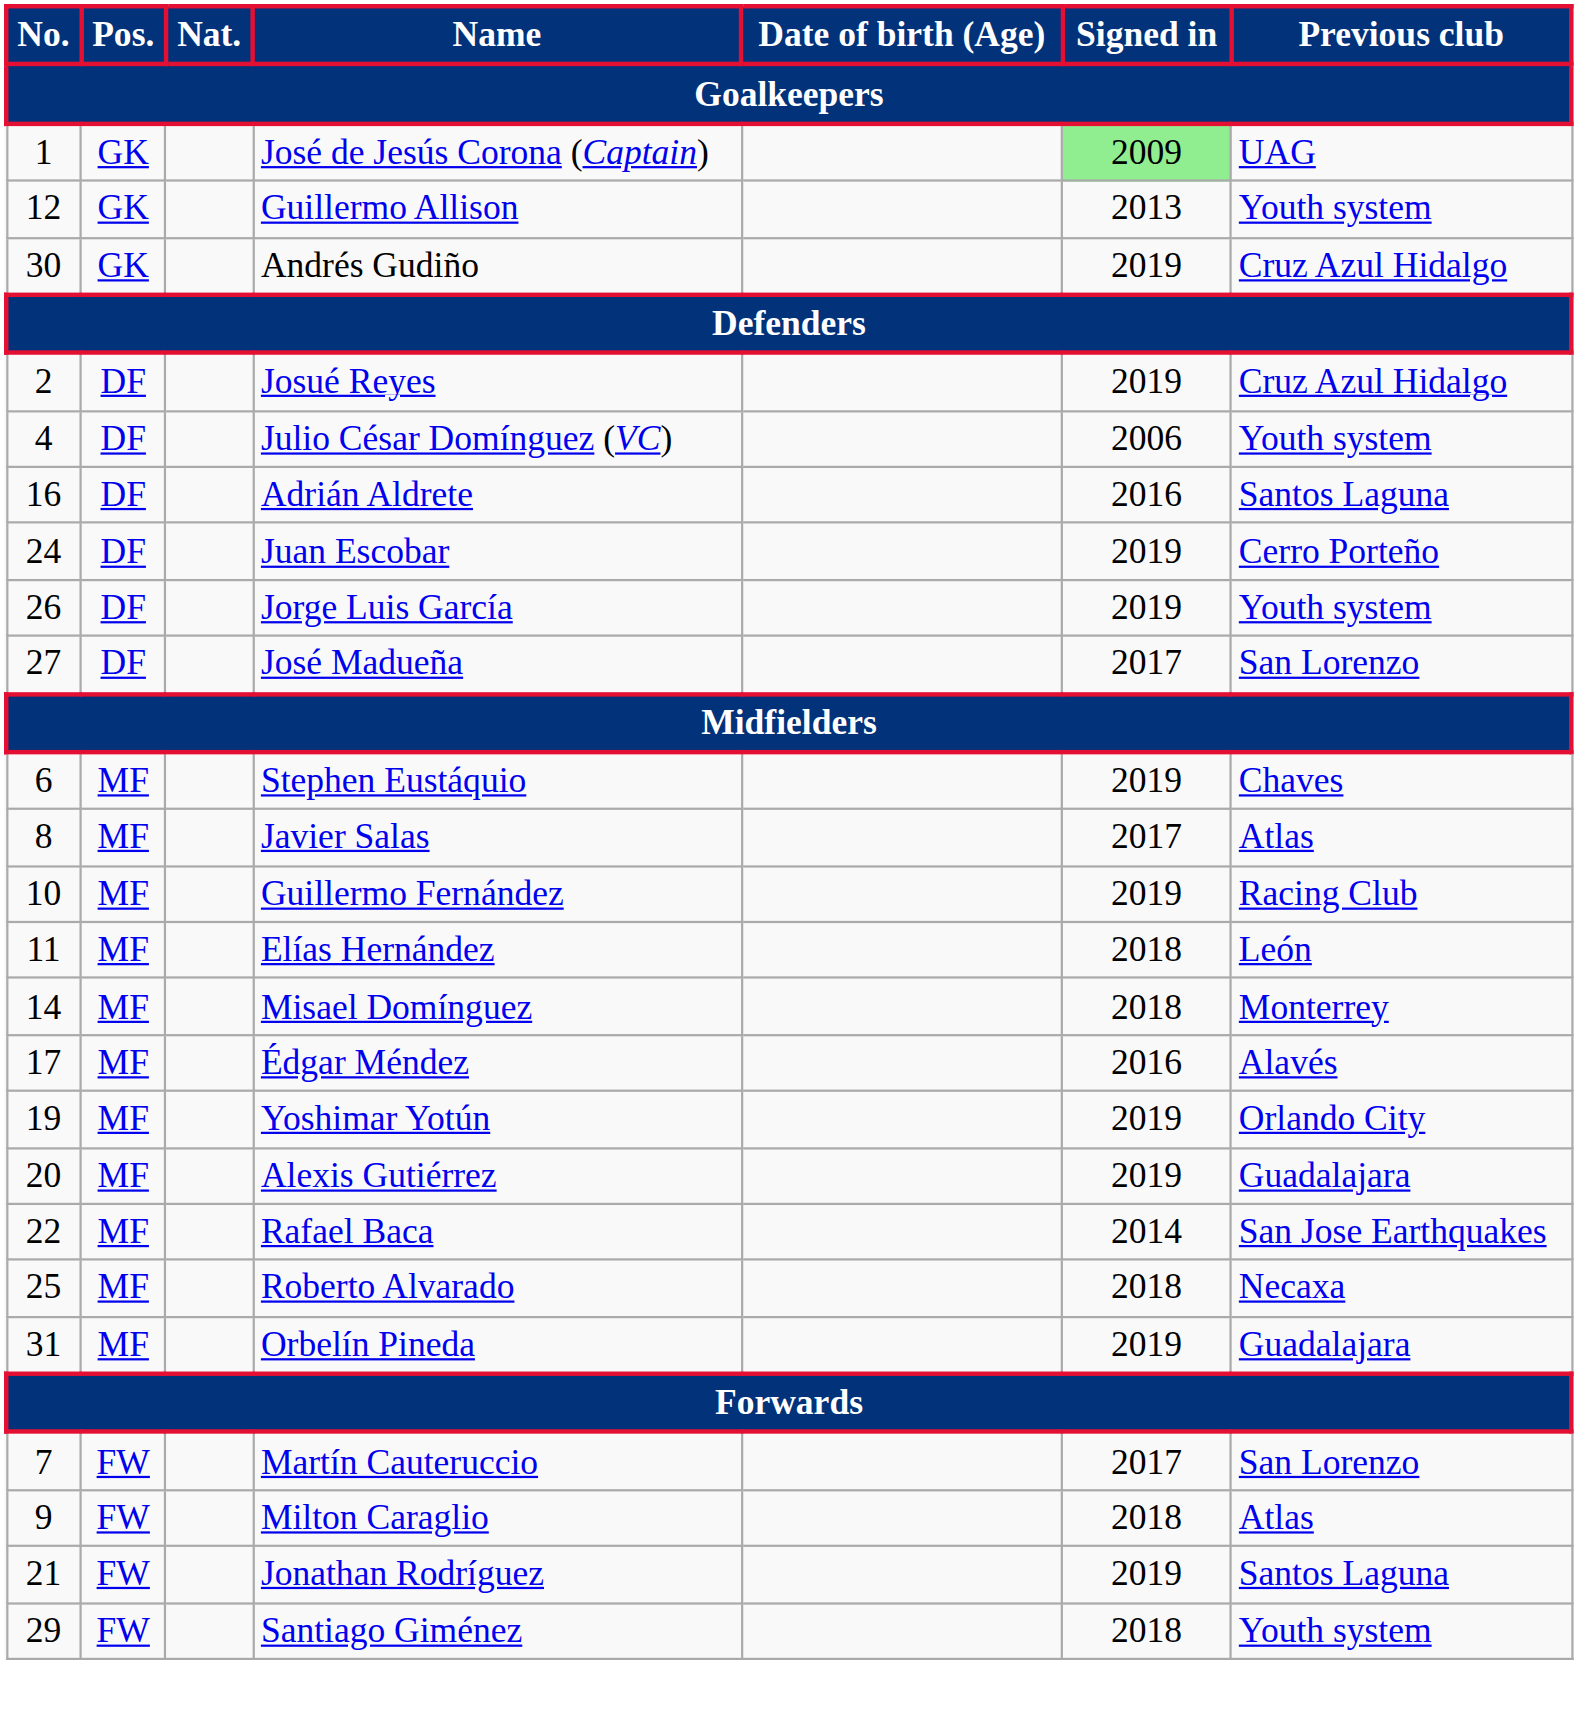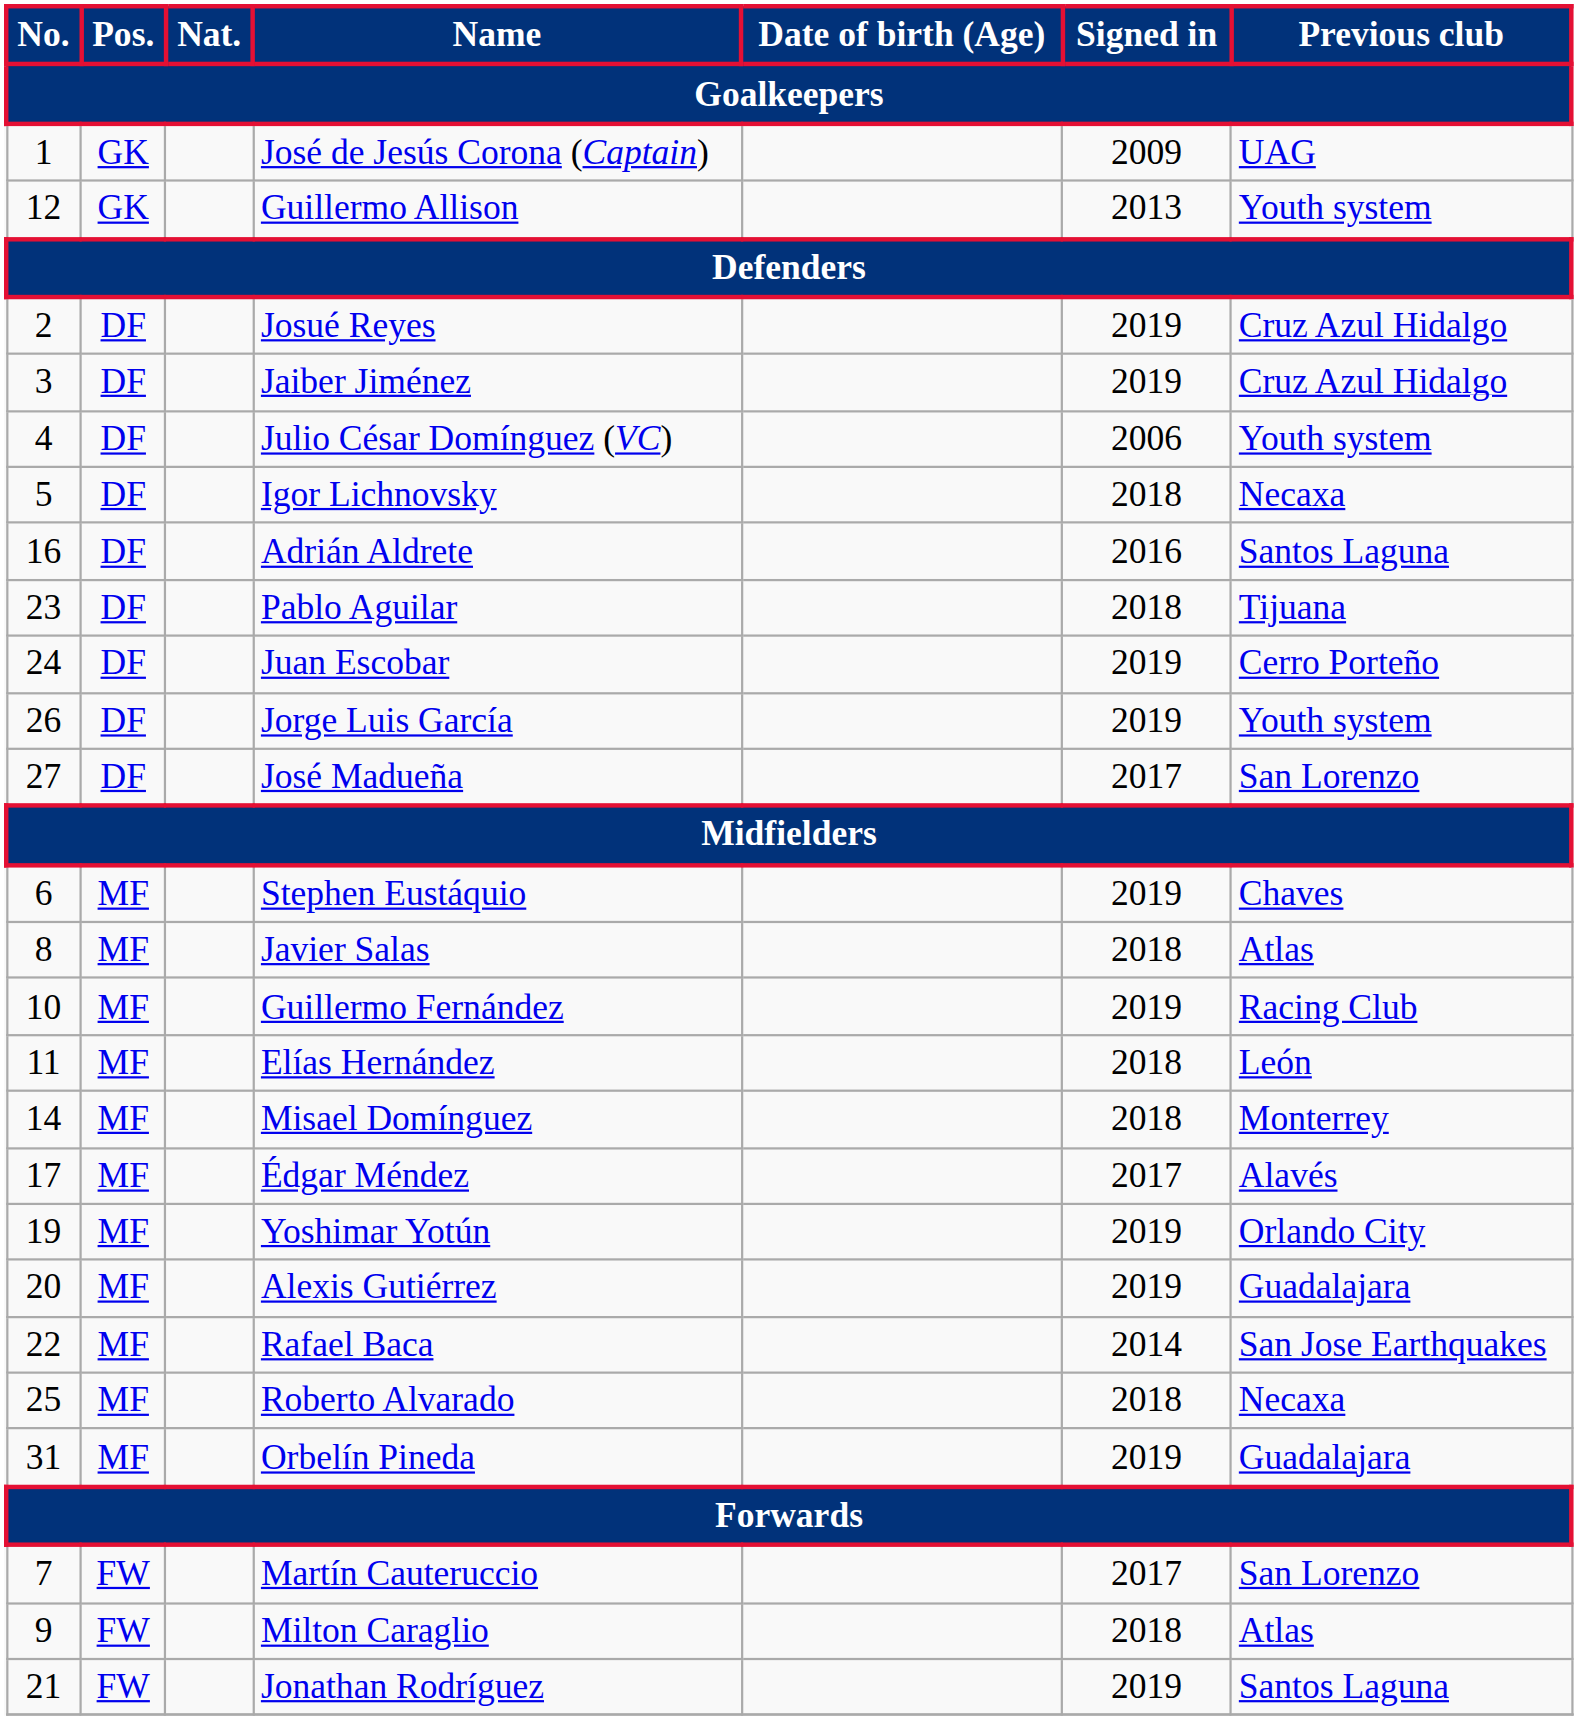(1147, 151) lightgreen background -> (1147, 151) no background
- row: (370, 264)
+ row: (366, 381)
+ row: (379, 494)
+ row: (359, 607)
(1147, 836) 2017 -> (1147, 949) 2018
(1147, 1062) 2016 -> (1147, 1174) 2017
- row: (392, 1629)
